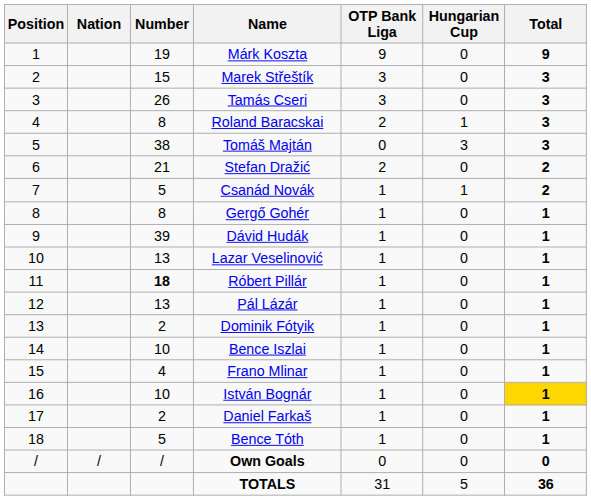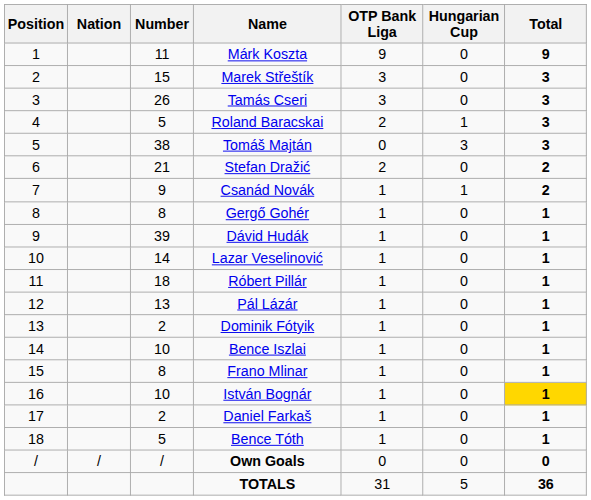(162, 55) 19 -> (162, 55) 11
(162, 122) 8 -> (162, 122) 5
(162, 190) 5 -> (162, 190) 9
(162, 258) 13 -> (162, 258) 14
(162, 281) bold -> (162, 281) normal
(162, 371) 4 -> (162, 371) 8
